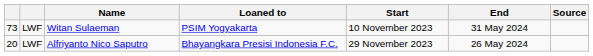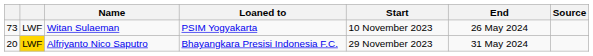(499, 28) 31 May 2024 -> (499, 28) 26 May 2024
(32, 44) no background -> (32, 44) gold background
(499, 44) 26 May 2024 -> (499, 44) 31 May 2024
